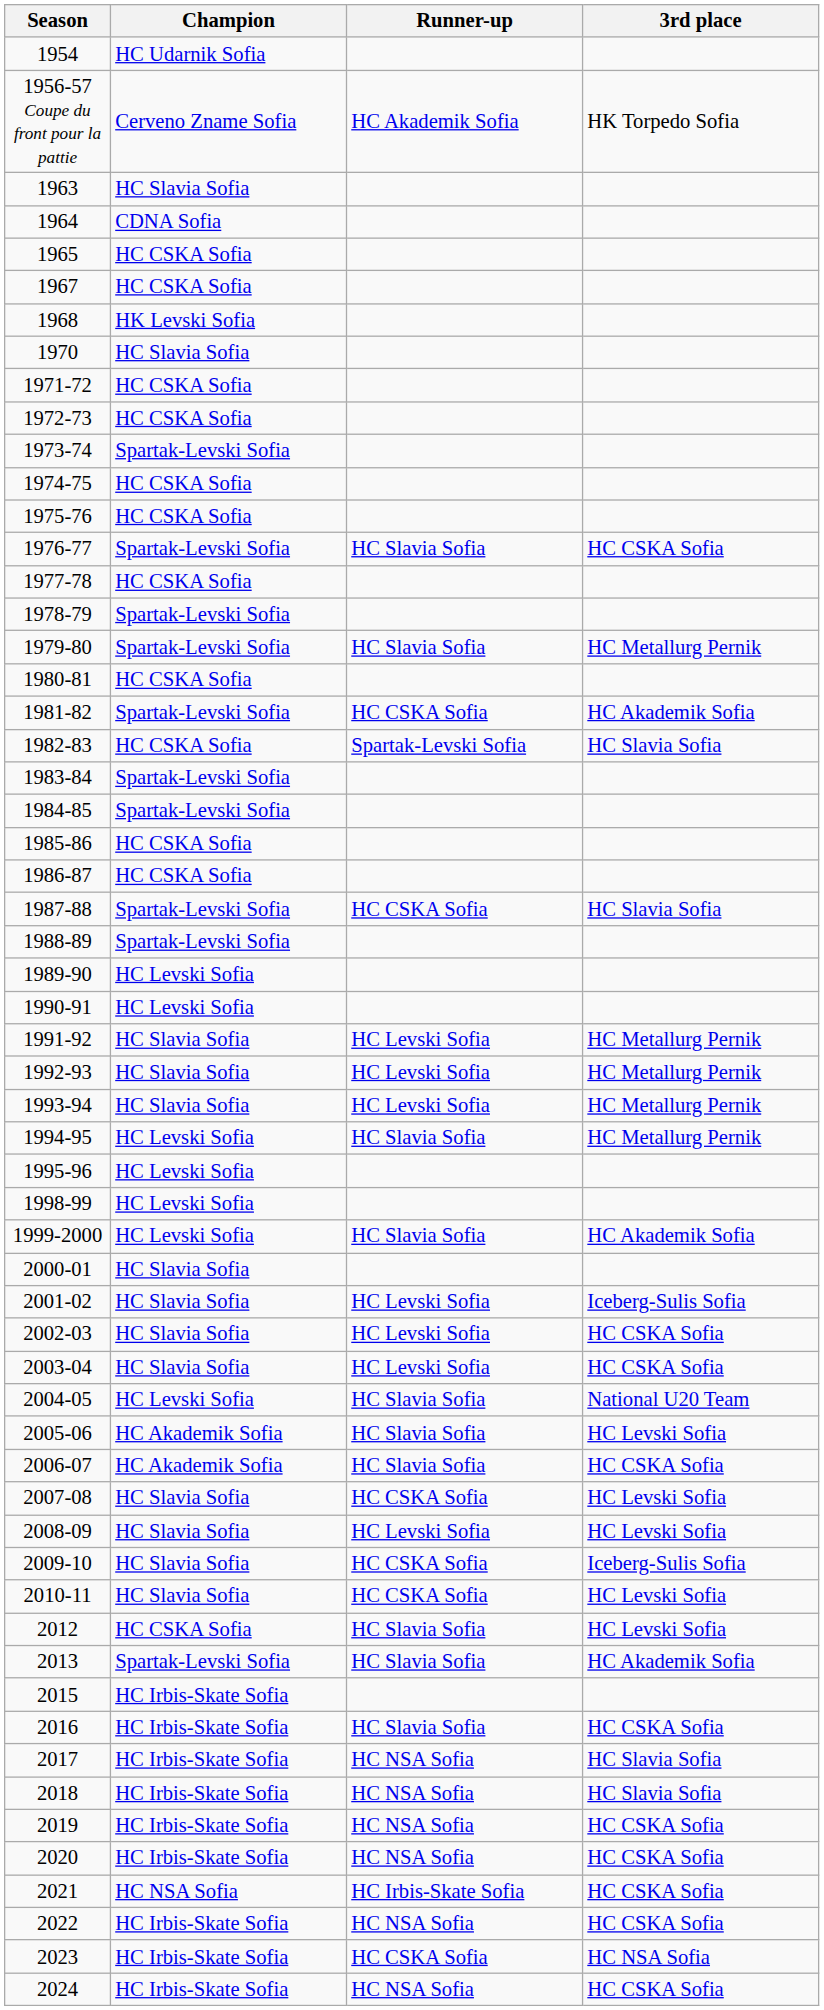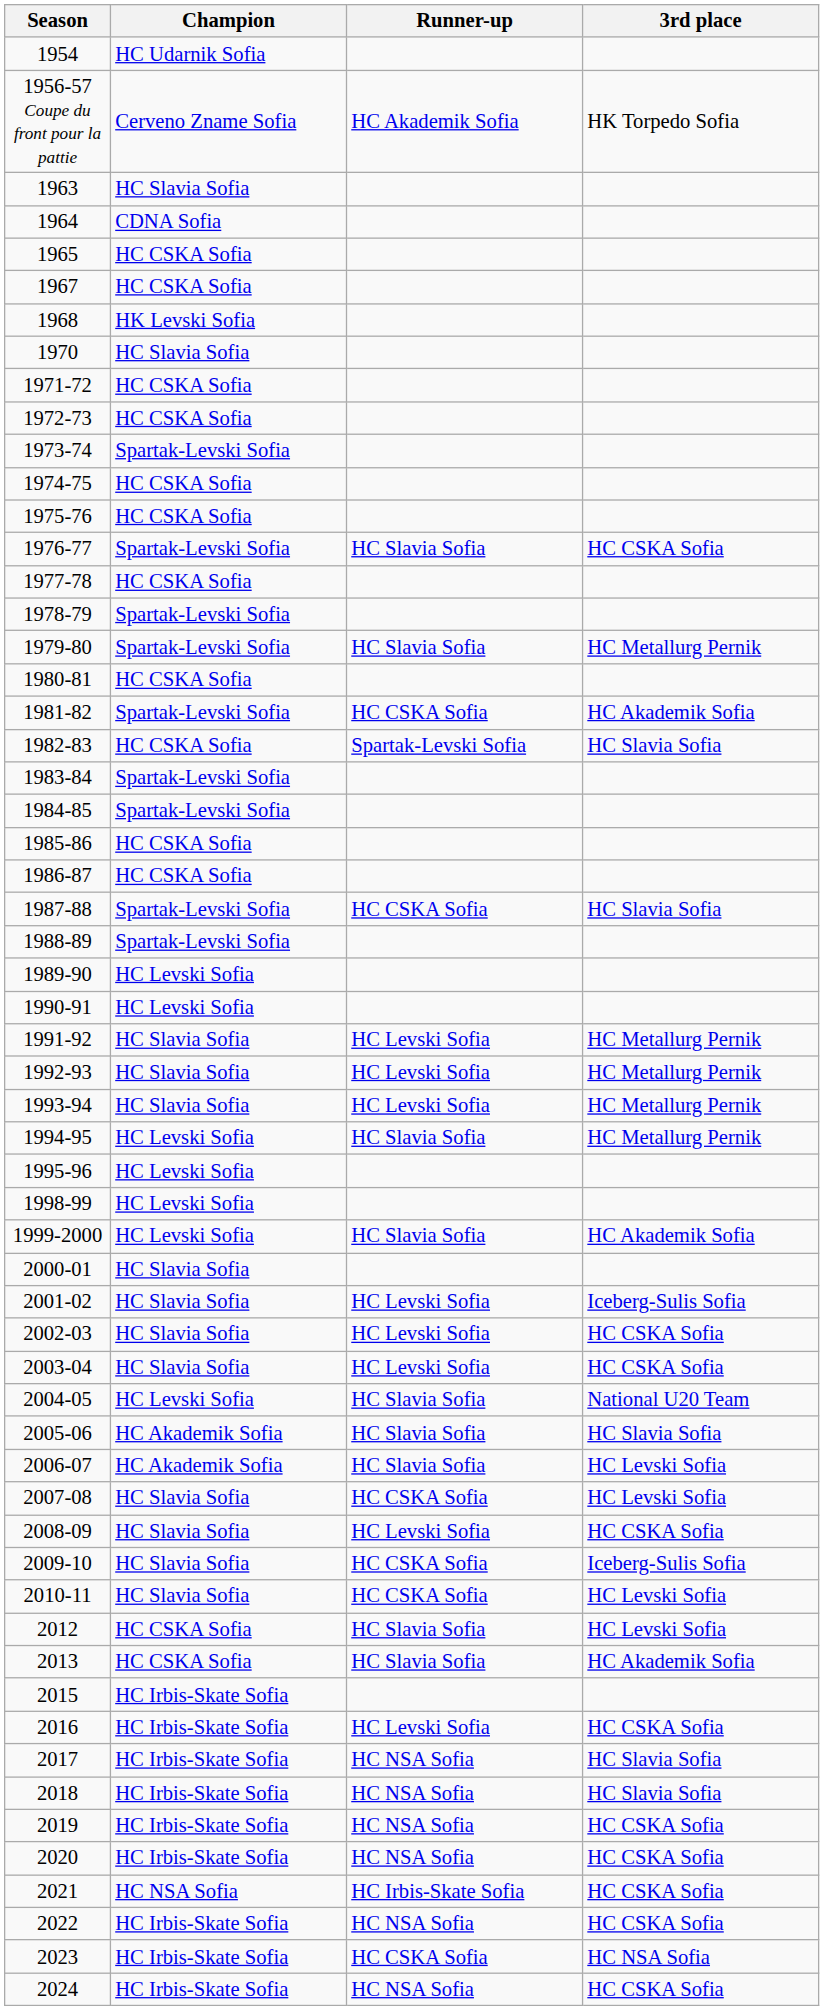(657, 1432) HC Levski Sofia -> (654, 1432) HC Slavia Sofia
(656, 1465) HC CSKA Sofia -> (657, 1465) HC Levski Sofia
(657, 1530) HC Levski Sofia -> (656, 1530) HC CSKA Sofia
(203, 1661) Spartak-Levski Sofia -> (183, 1661) HC CSKA Sofia
(418, 1727) HC Slavia Sofia -> (421, 1727) HC Levski Sofia
